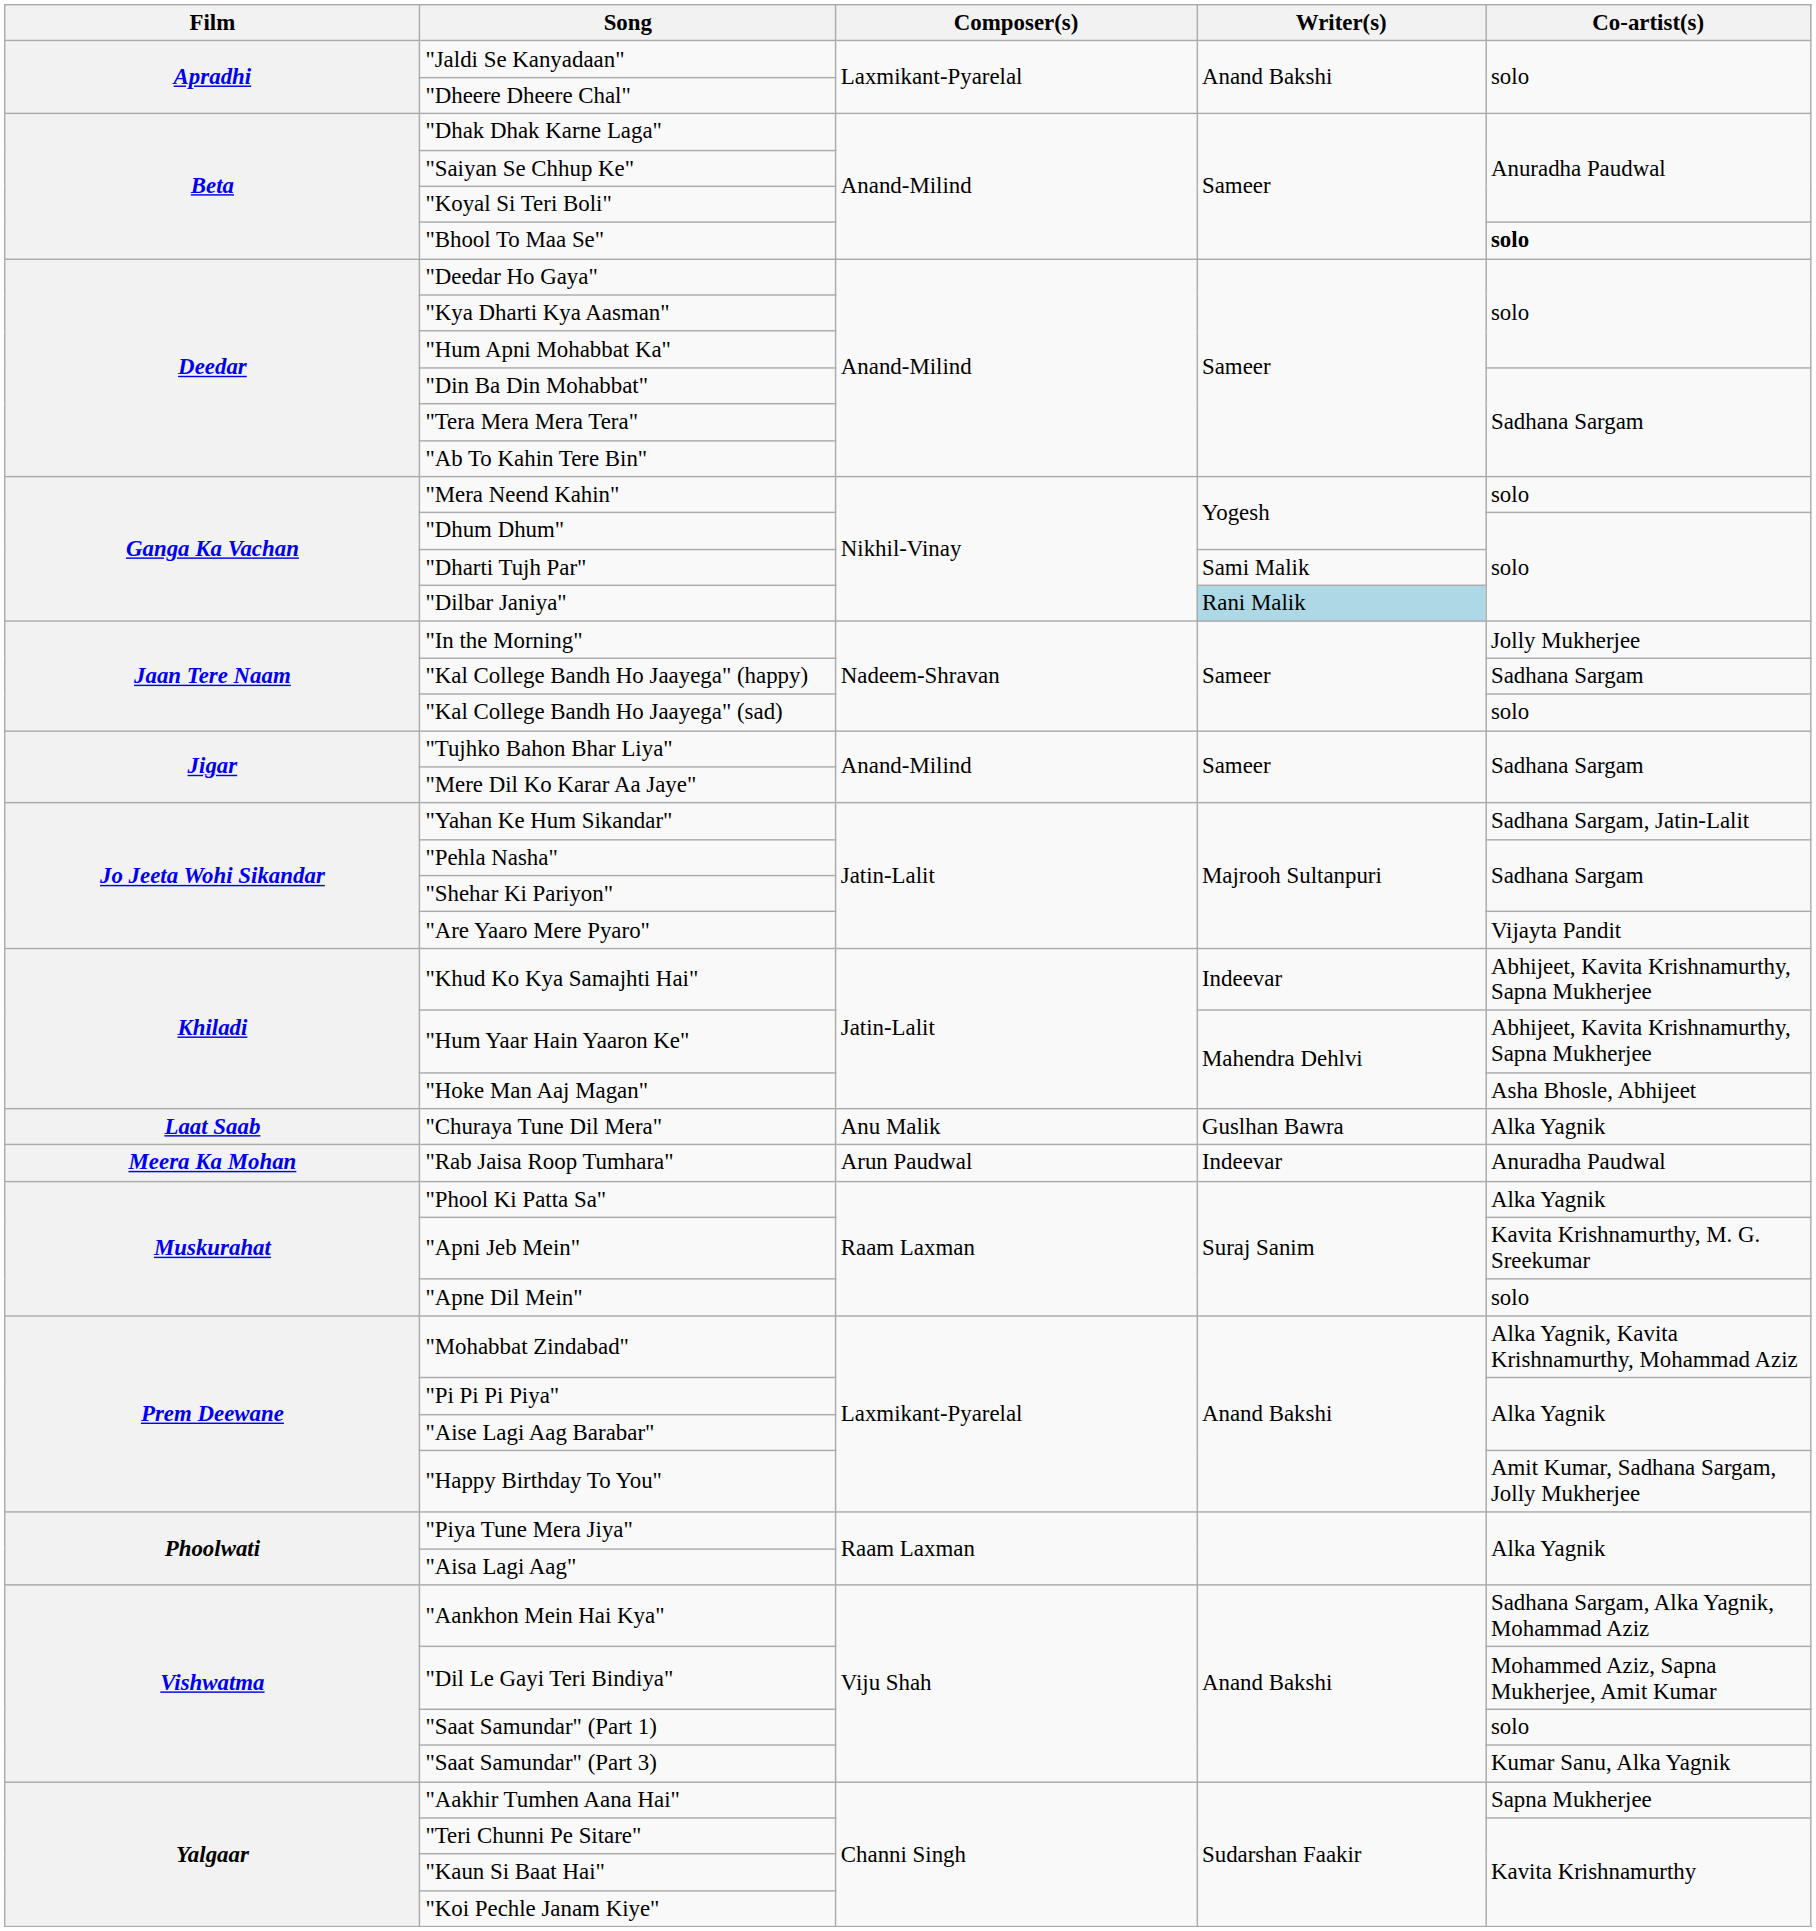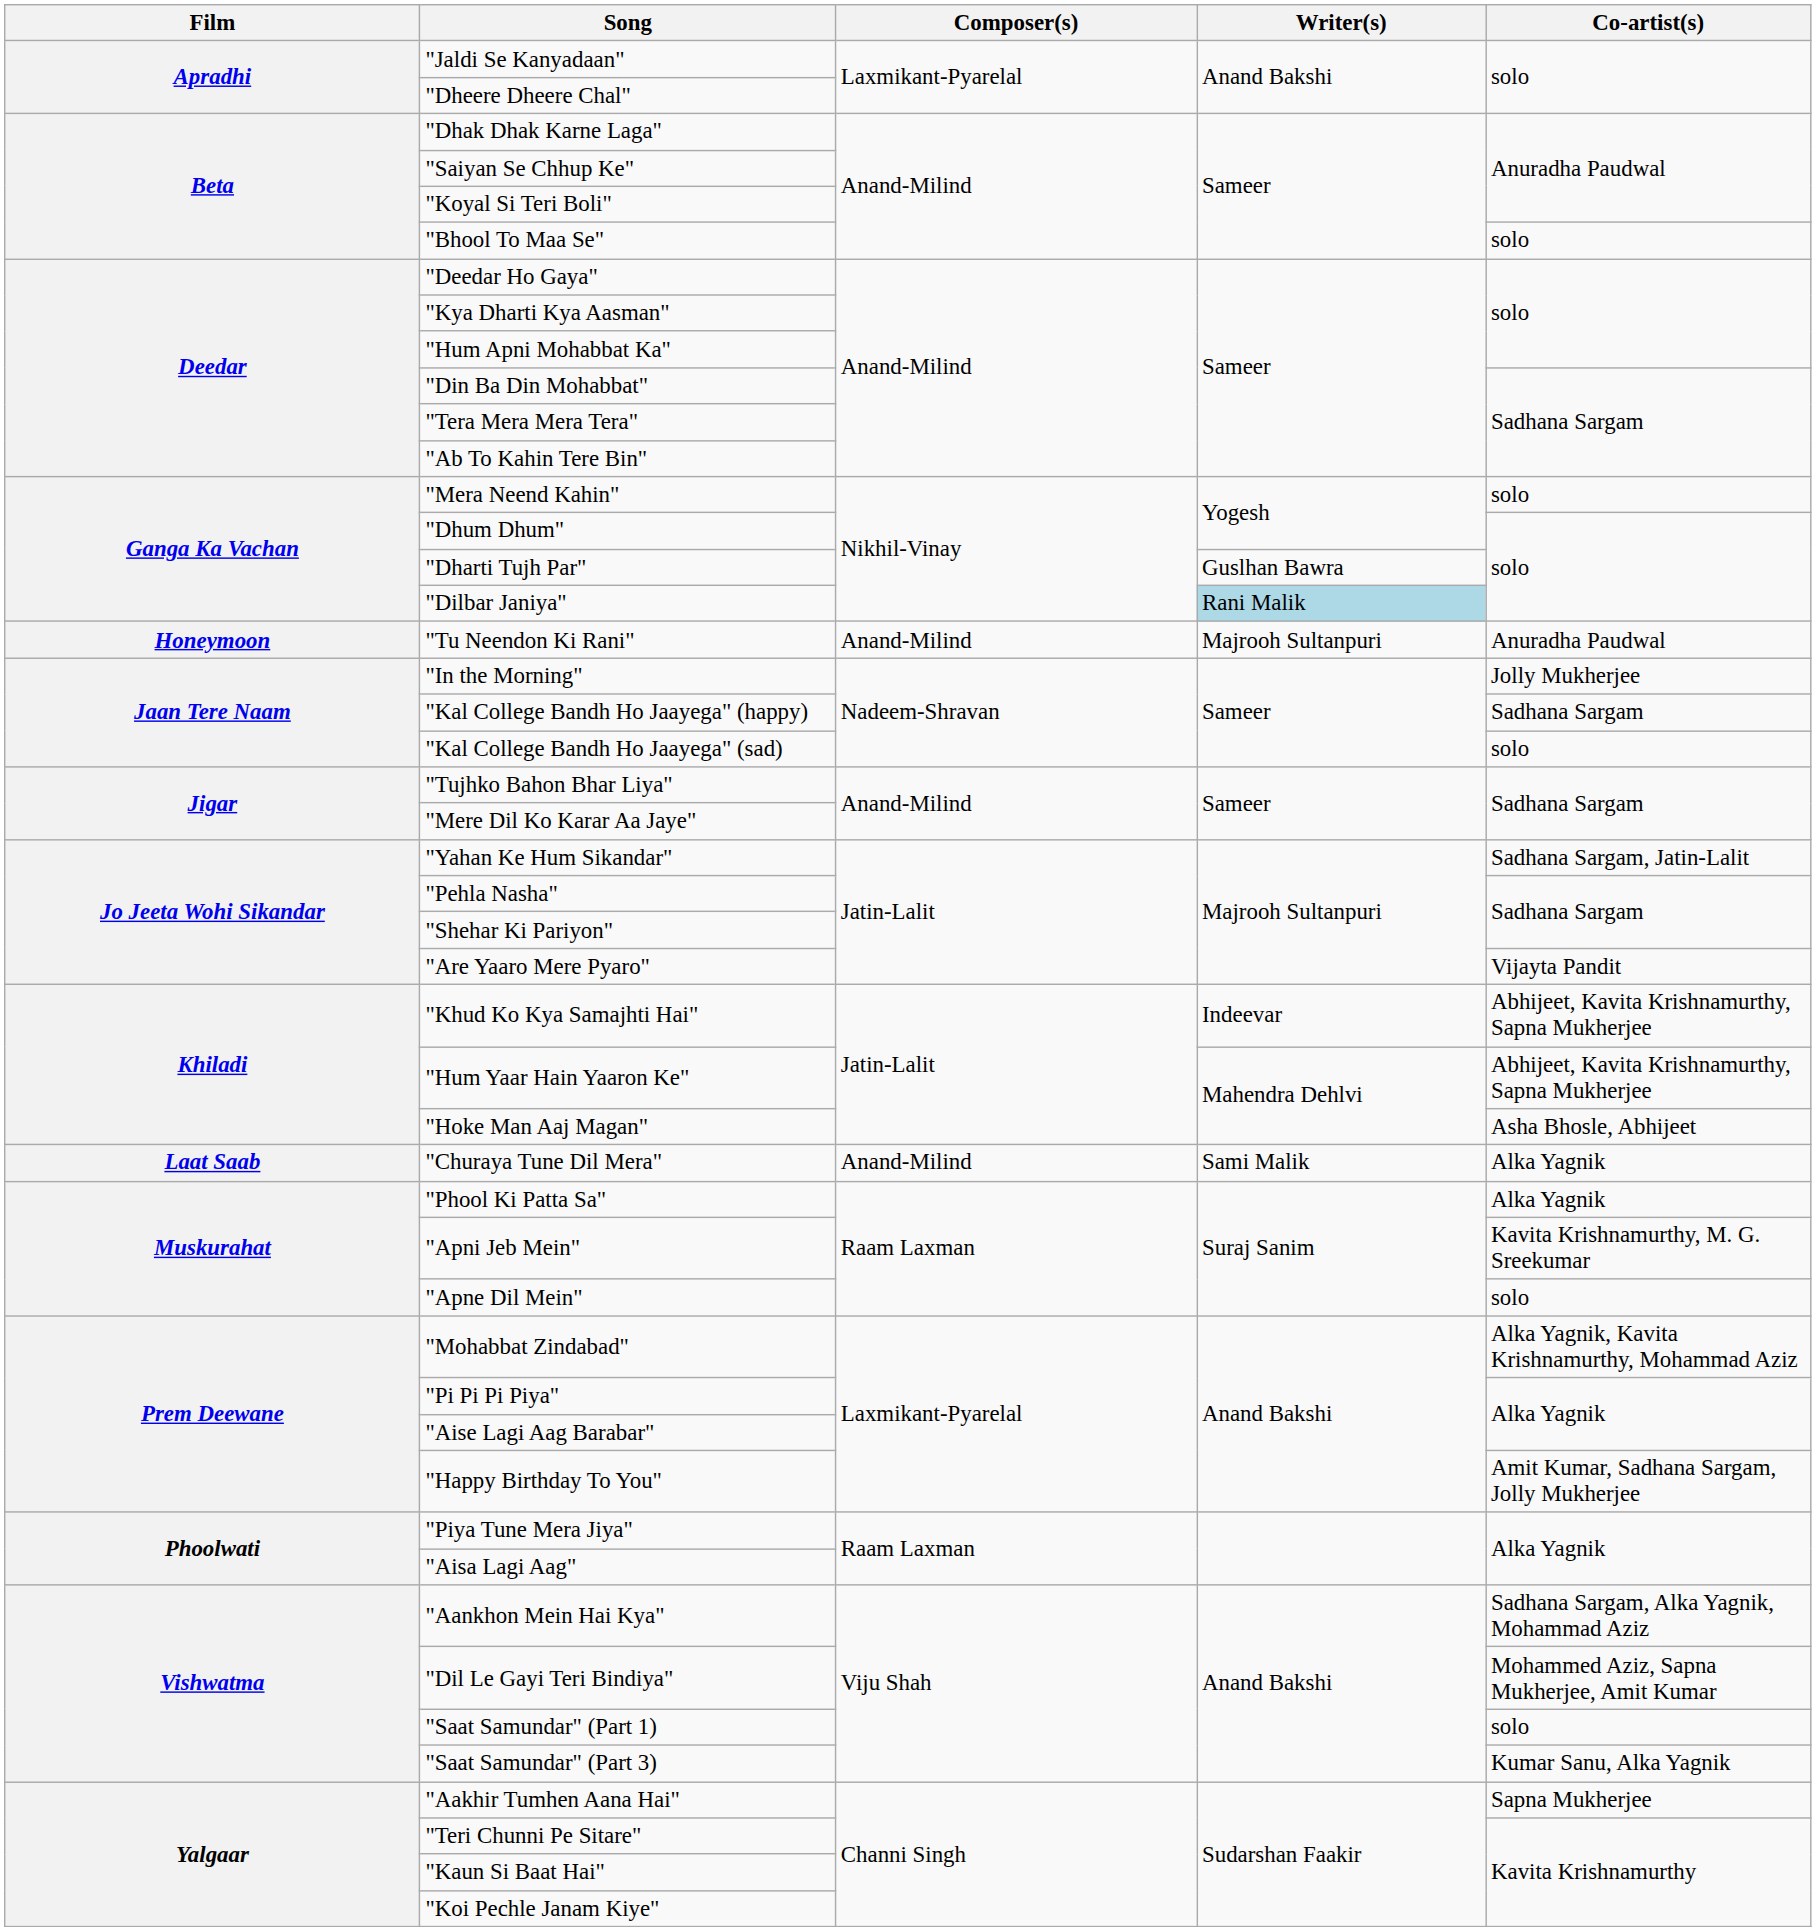(1510, 240) bold -> (1510, 240) normal
(1256, 566) Sami Malik -> (1273, 566) Guslhan Bawra
+ row: (530, 639)
(891, 1126) Anu Malik -> (906, 1162) Anand-Milind
(1273, 1126) Guslhan Bawra -> (1256, 1162) Sami Malik
- row: (549, 1162)
